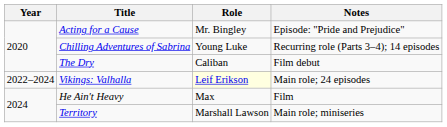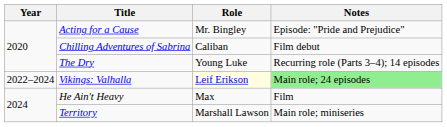(221, 46) Young Luke -> (212, 46) Caliban
(356, 46) Recurring role (Parts 3–4); 14 episodes -> (297, 46) Film debut
(212, 63) Caliban -> (221, 63) Young Luke
(297, 63) Film debut -> (356, 63) Recurring role (Parts 3–4); 14 episodes
(322, 79) no background -> (322, 79) lightgreen background
